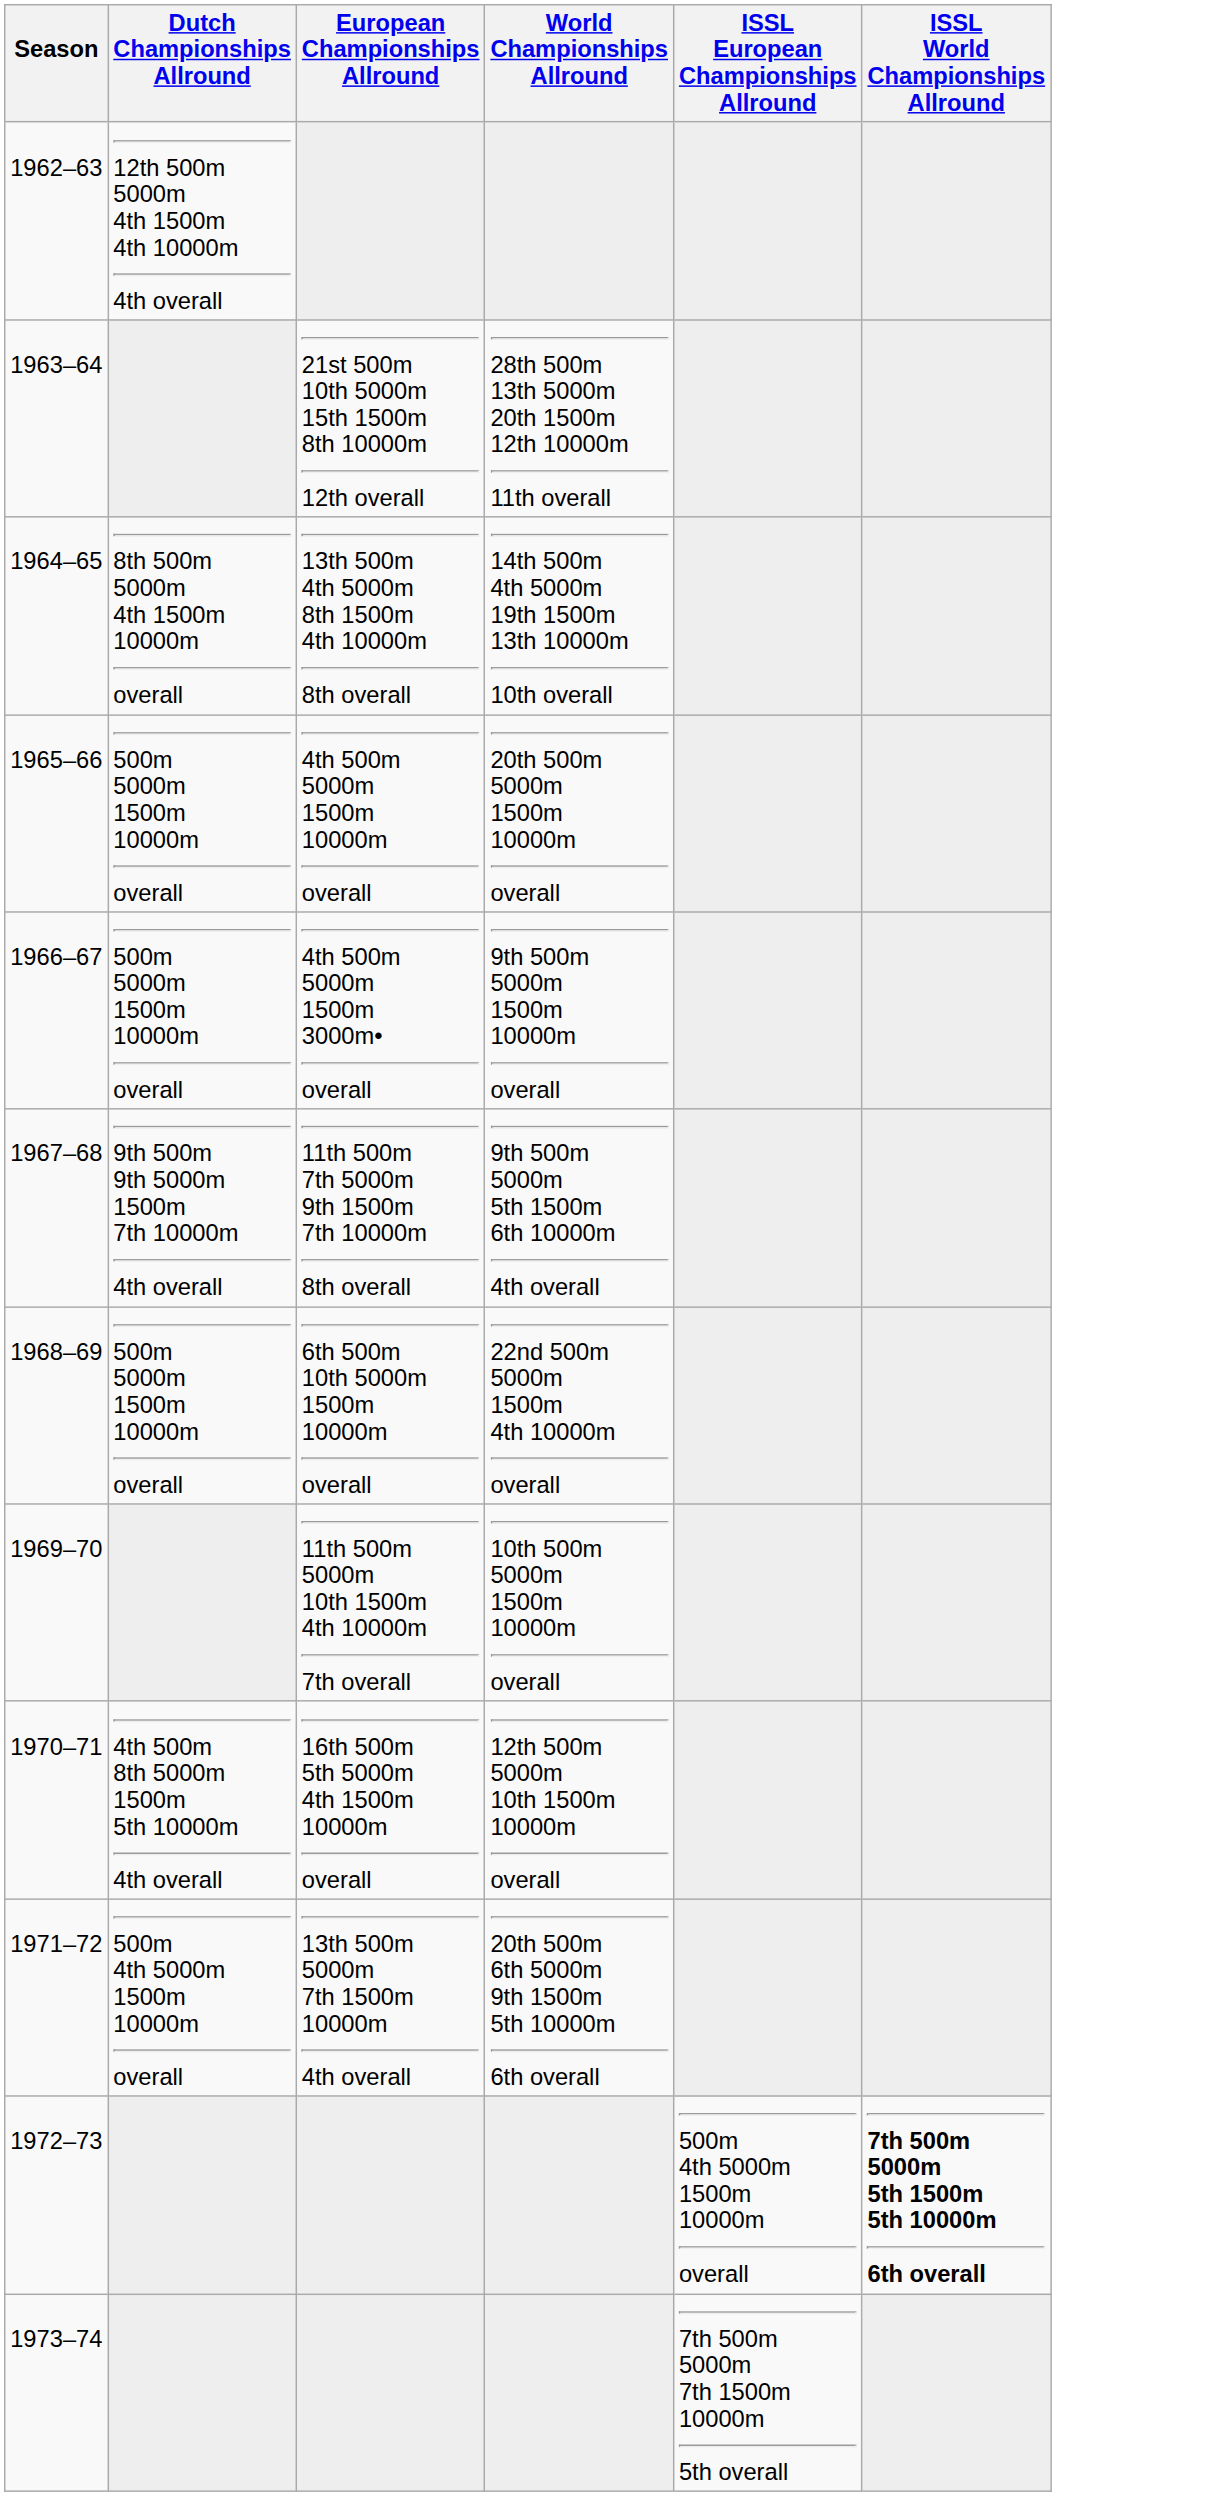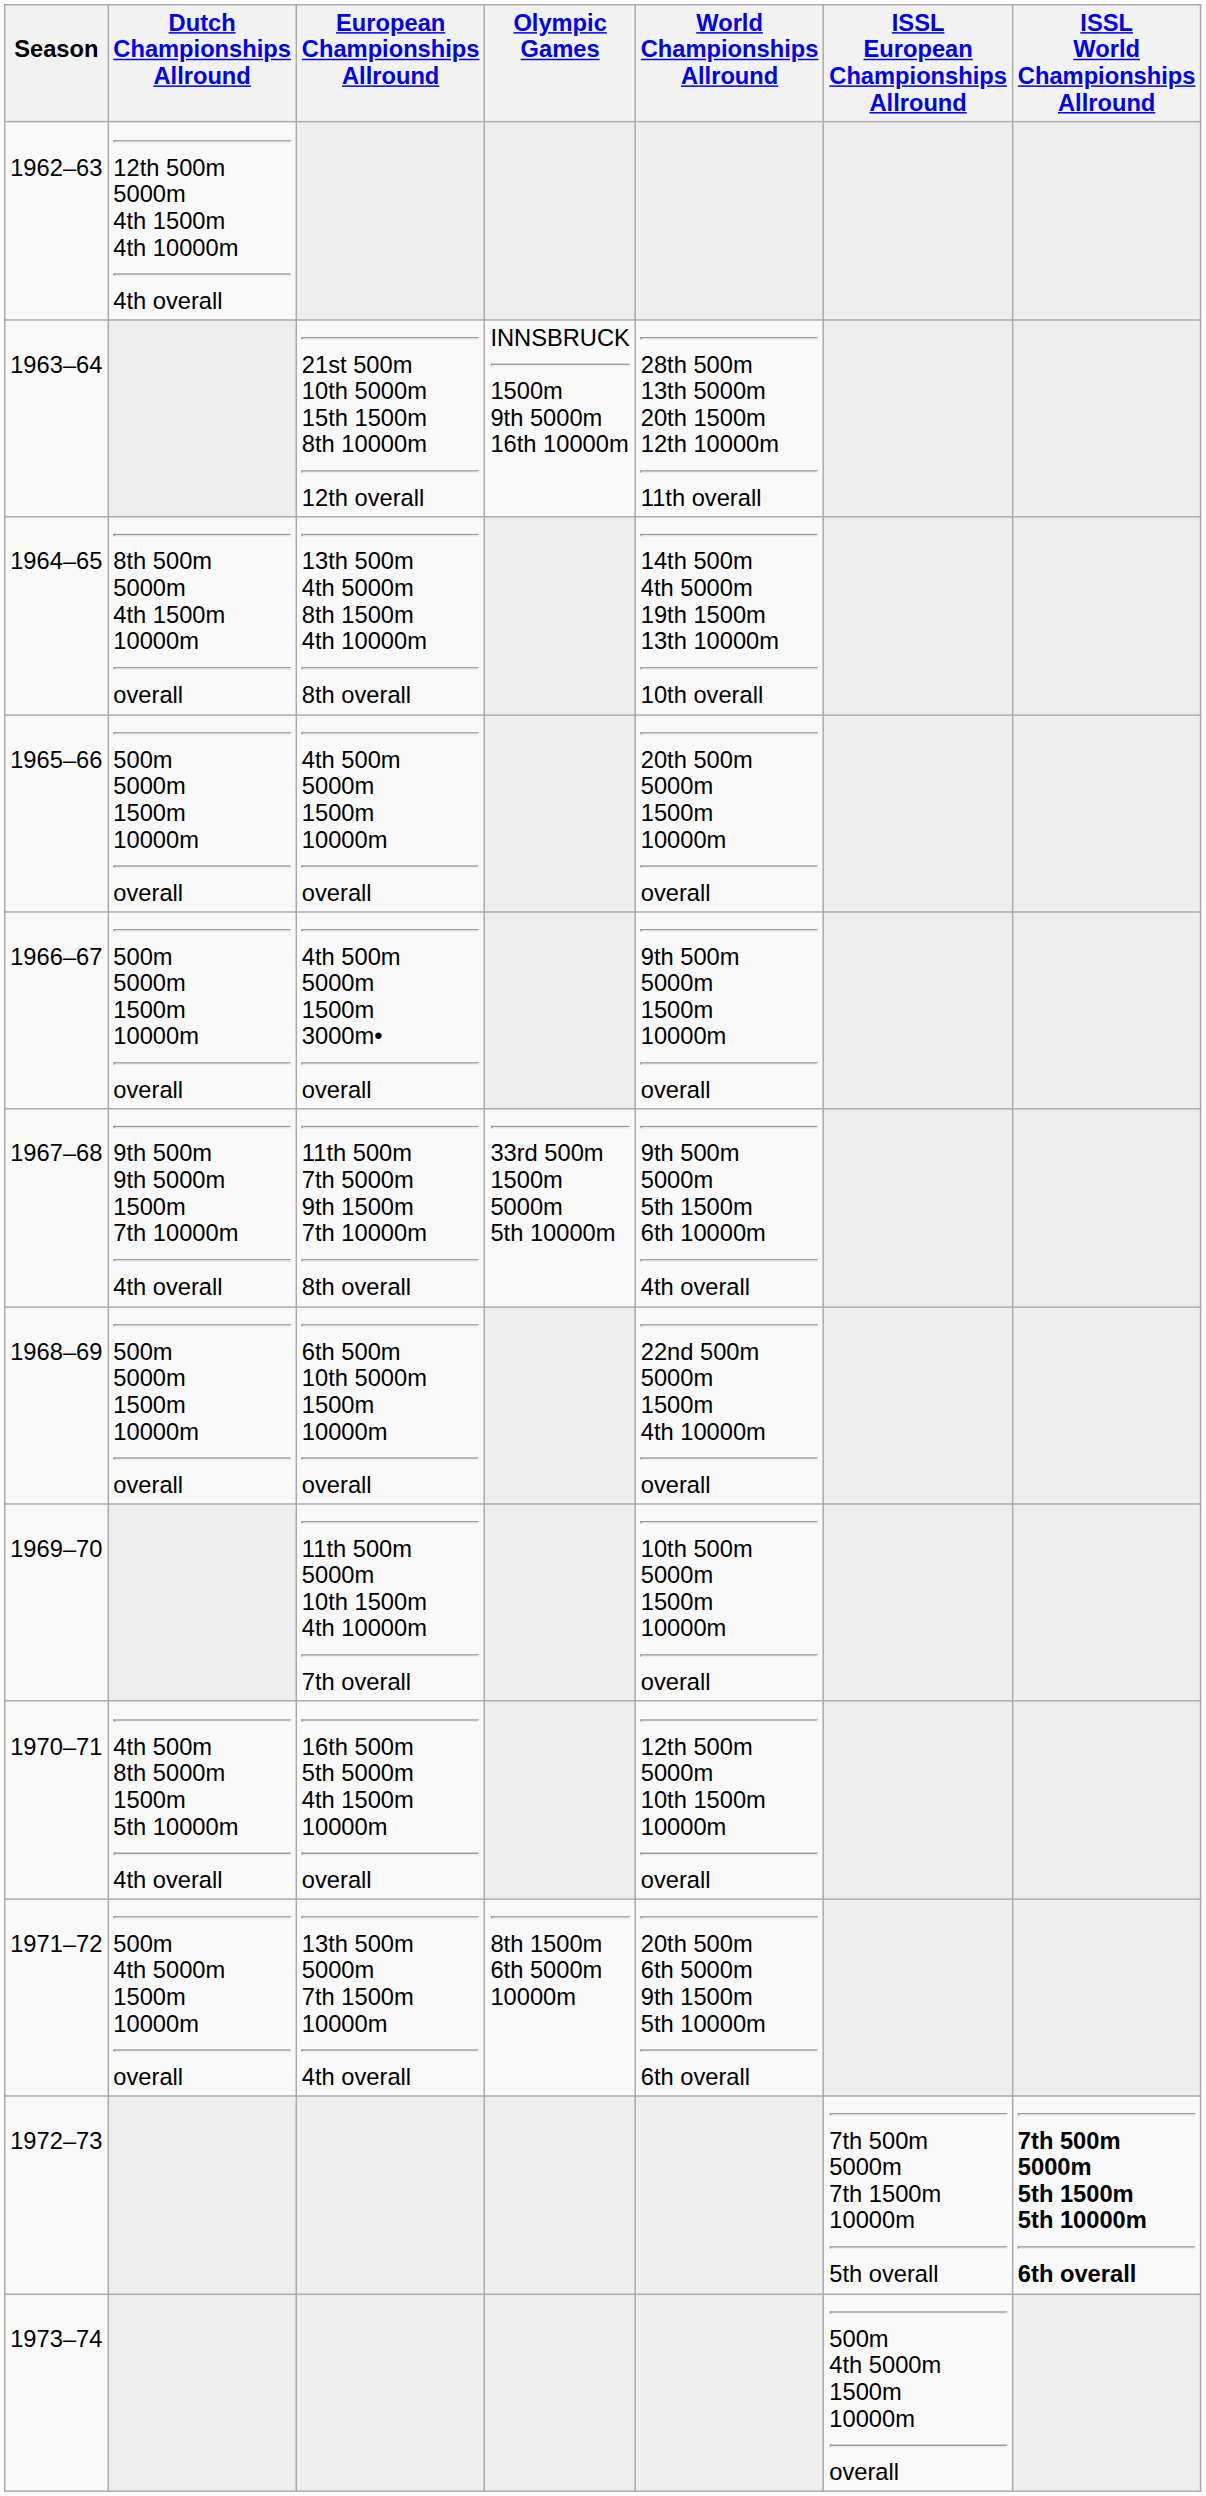+ column: (560, 36)
(768, 2200) 500m 4th 5000m 1500m 10000m overall -> (918, 2200) 7th 500m 5000m 7th 1500m 10000m 5th overall
(768, 2397) 7th 500m 5000m 7th 1500m 10000m 5th overall -> (918, 2397) 500m 4th 5000m 1500m 10000m overall
